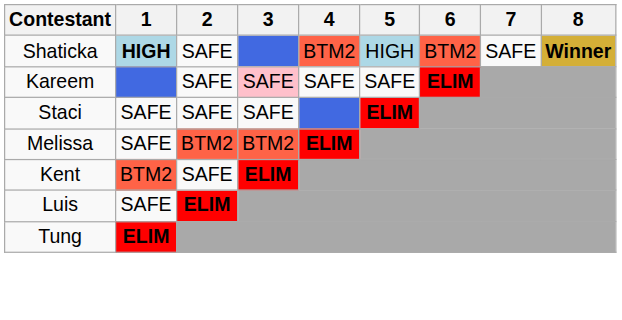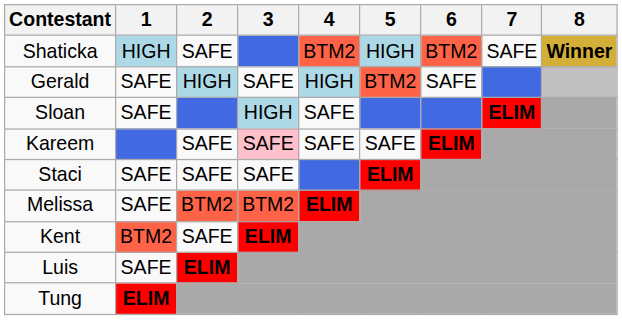(146, 50) bold -> (146, 50) normal
+ row: (60, 81)
+ row: (60, 112)
